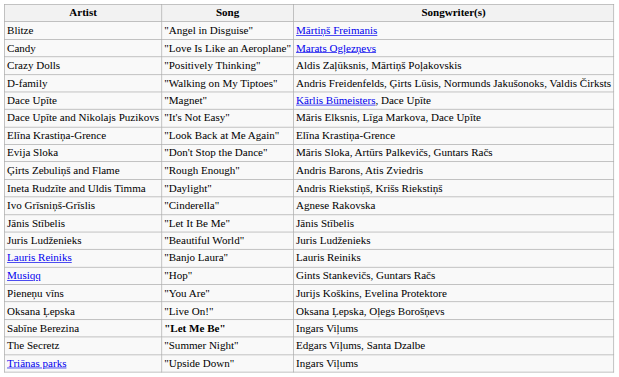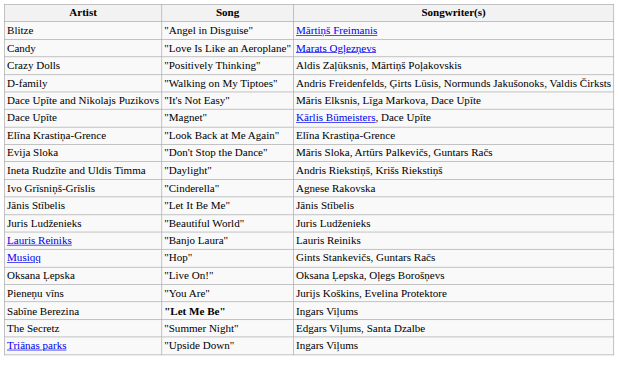rows swapped: (32, 100) <-> (83, 118)
- row: (63, 170)
rows swapped: (41, 310) <-> (35, 293)
